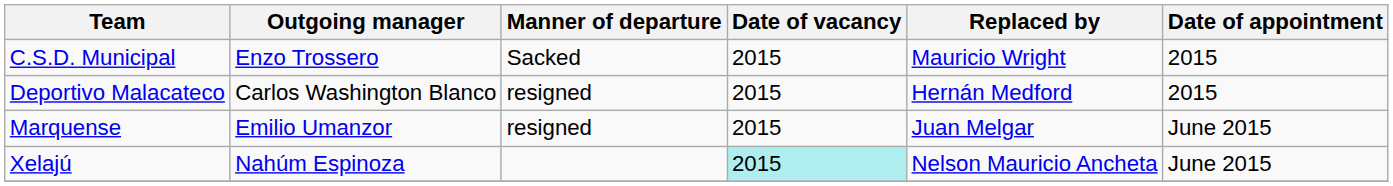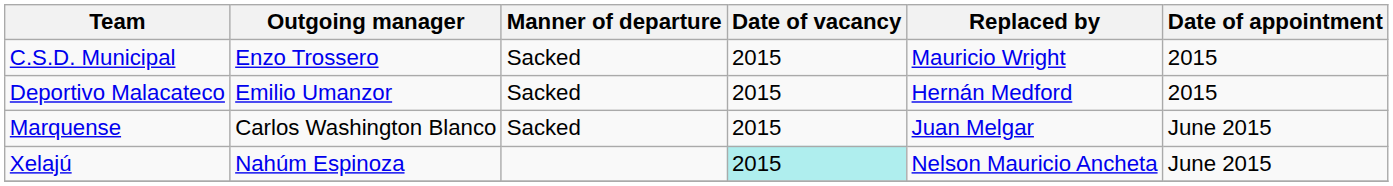(366, 92) Carlos Washington Blanco -> (314, 92) Emilio Umanzor
(549, 92) resigned -> (544, 92) Sacked
(314, 127) Emilio Umanzor -> (366, 127) Carlos Washington Blanco
(549, 127) resigned -> (544, 127) Sacked
